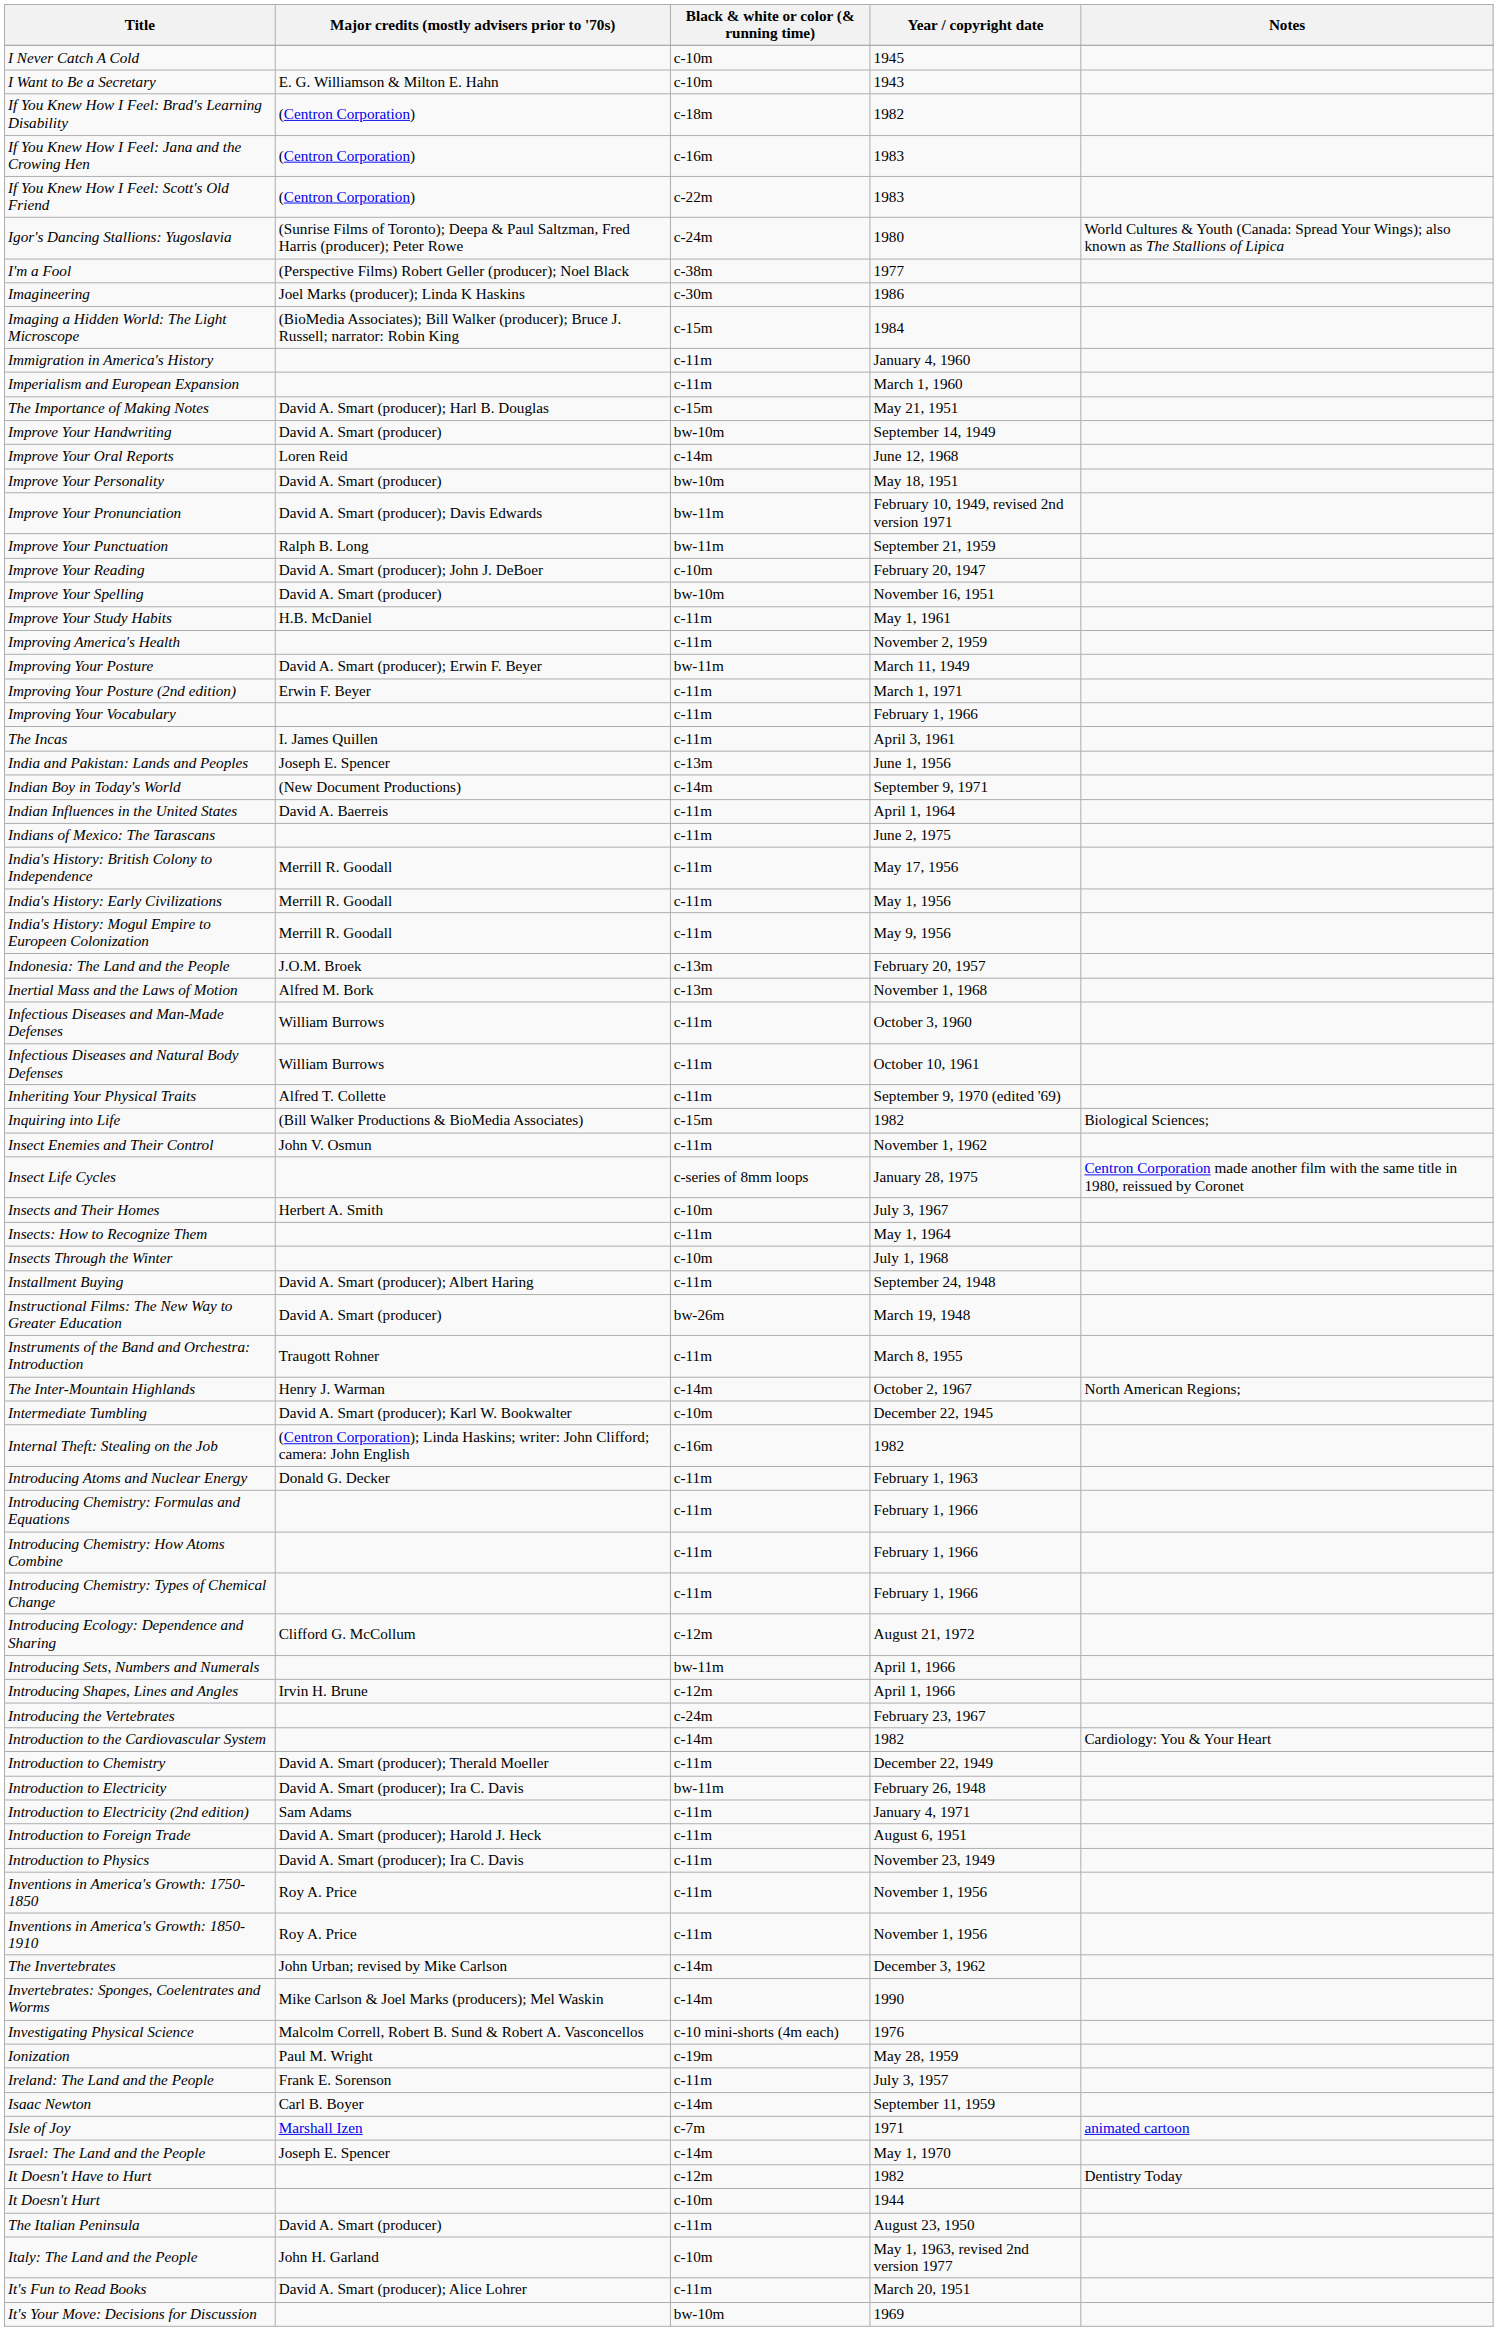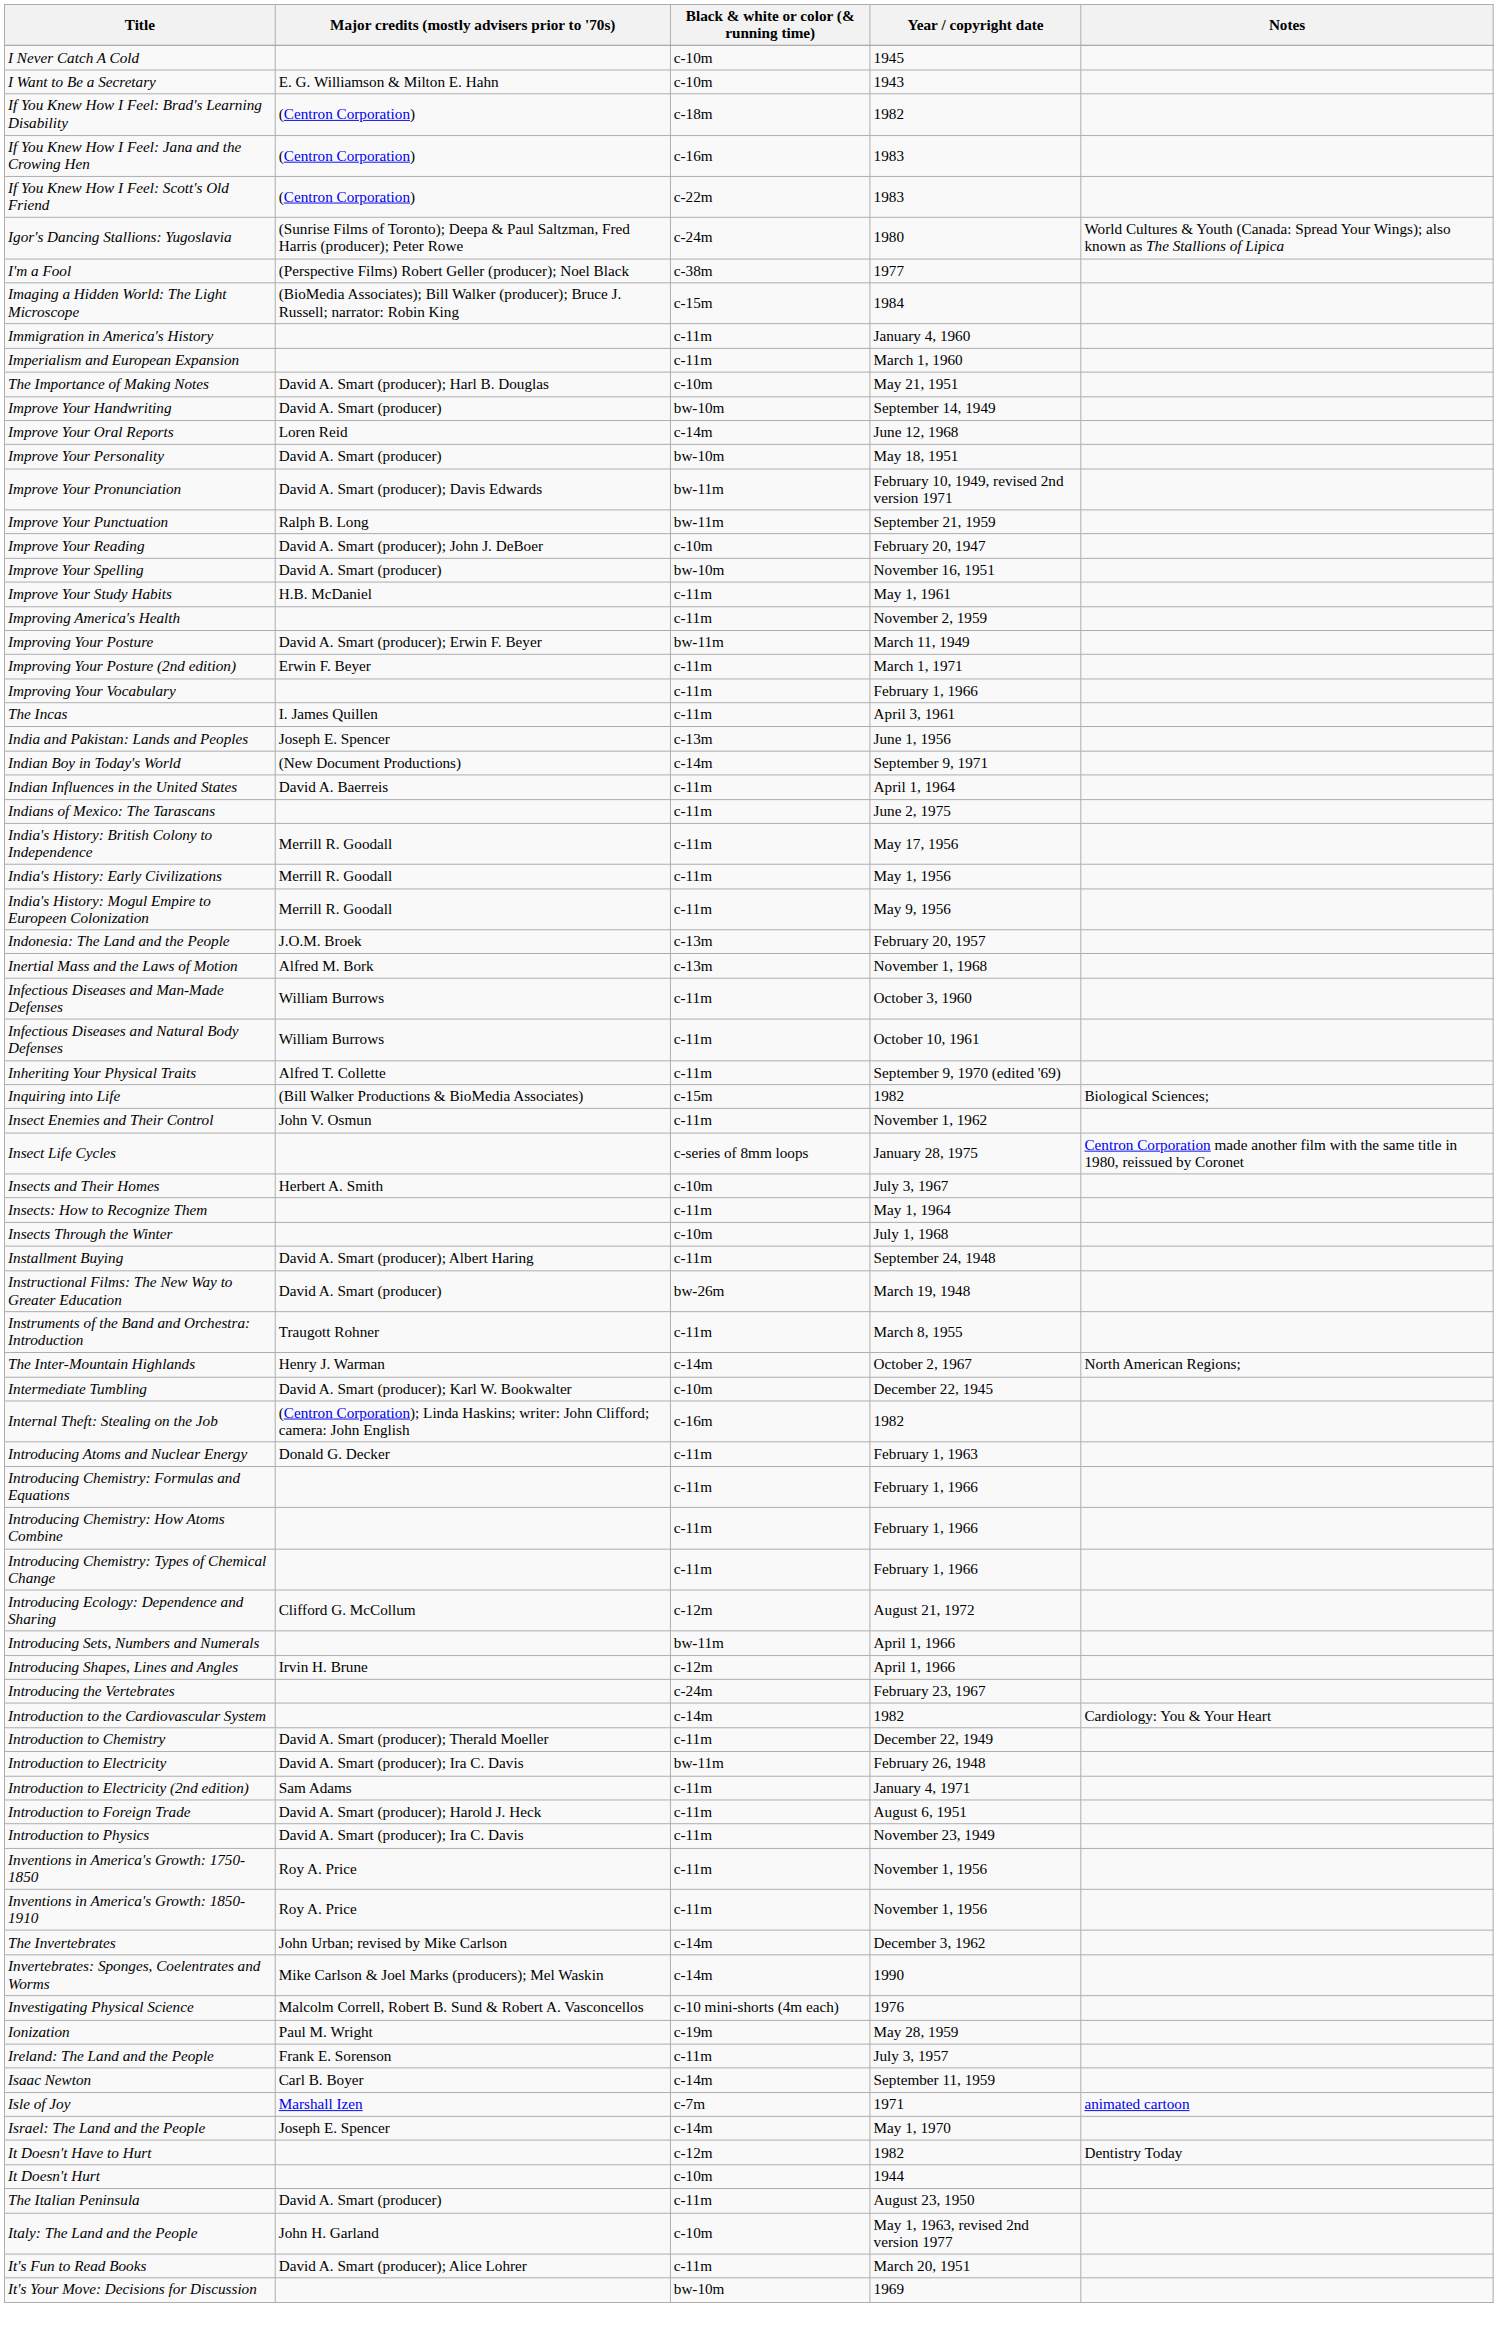- row: (49, 294)
(693, 408) c-15m -> (693, 384) c-10m
